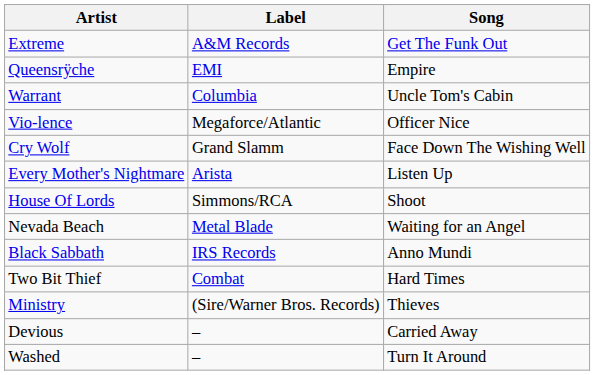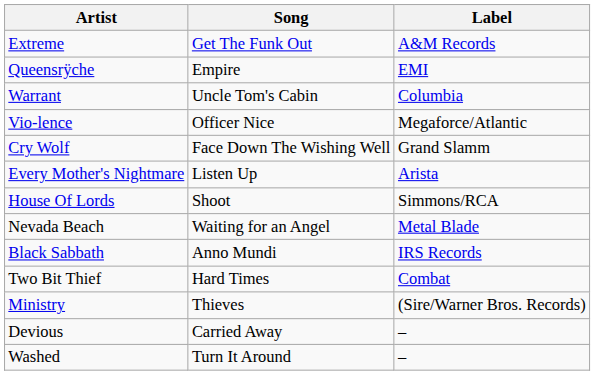columns swapped: (486, 17) <-> (286, 17)
